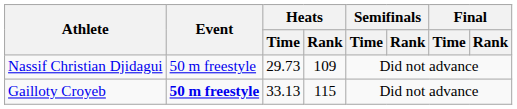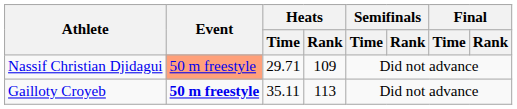(213, 67) no background -> (213, 67) lightsalmon background
(283, 67) 29.73 -> (283, 67) 29.71
(283, 92) 33.13 -> (283, 92) 35.11
(325, 92) 115 -> (325, 92) 113
